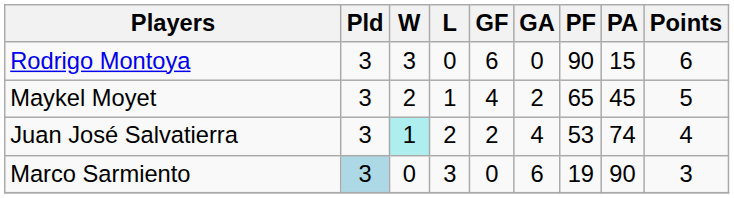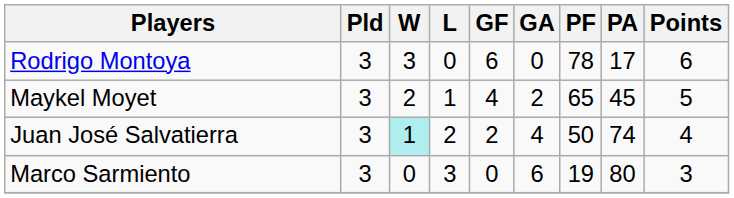(581, 60) 90 -> (581, 60) 78
(622, 60) 15 -> (622, 60) 17
(581, 135) 53 -> (581, 135) 50
(365, 173) lightblue background -> (365, 173) no background
(622, 173) 90 -> (622, 173) 80
